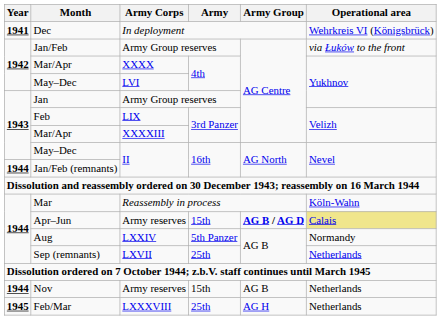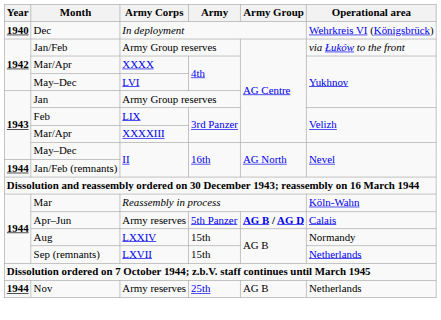(18, 30) 1941 -> (18, 30) 1940
(201, 220) 15th -> (214, 220) 5th Panzer
(323, 220) khaki background -> (323, 220) no background
(214, 237) 5th Panzer -> (201, 237) 15th
(201, 254) 25th -> (201, 254) 15th
(201, 289) 15th -> (201, 289) 25th
- row: (52, 306)
